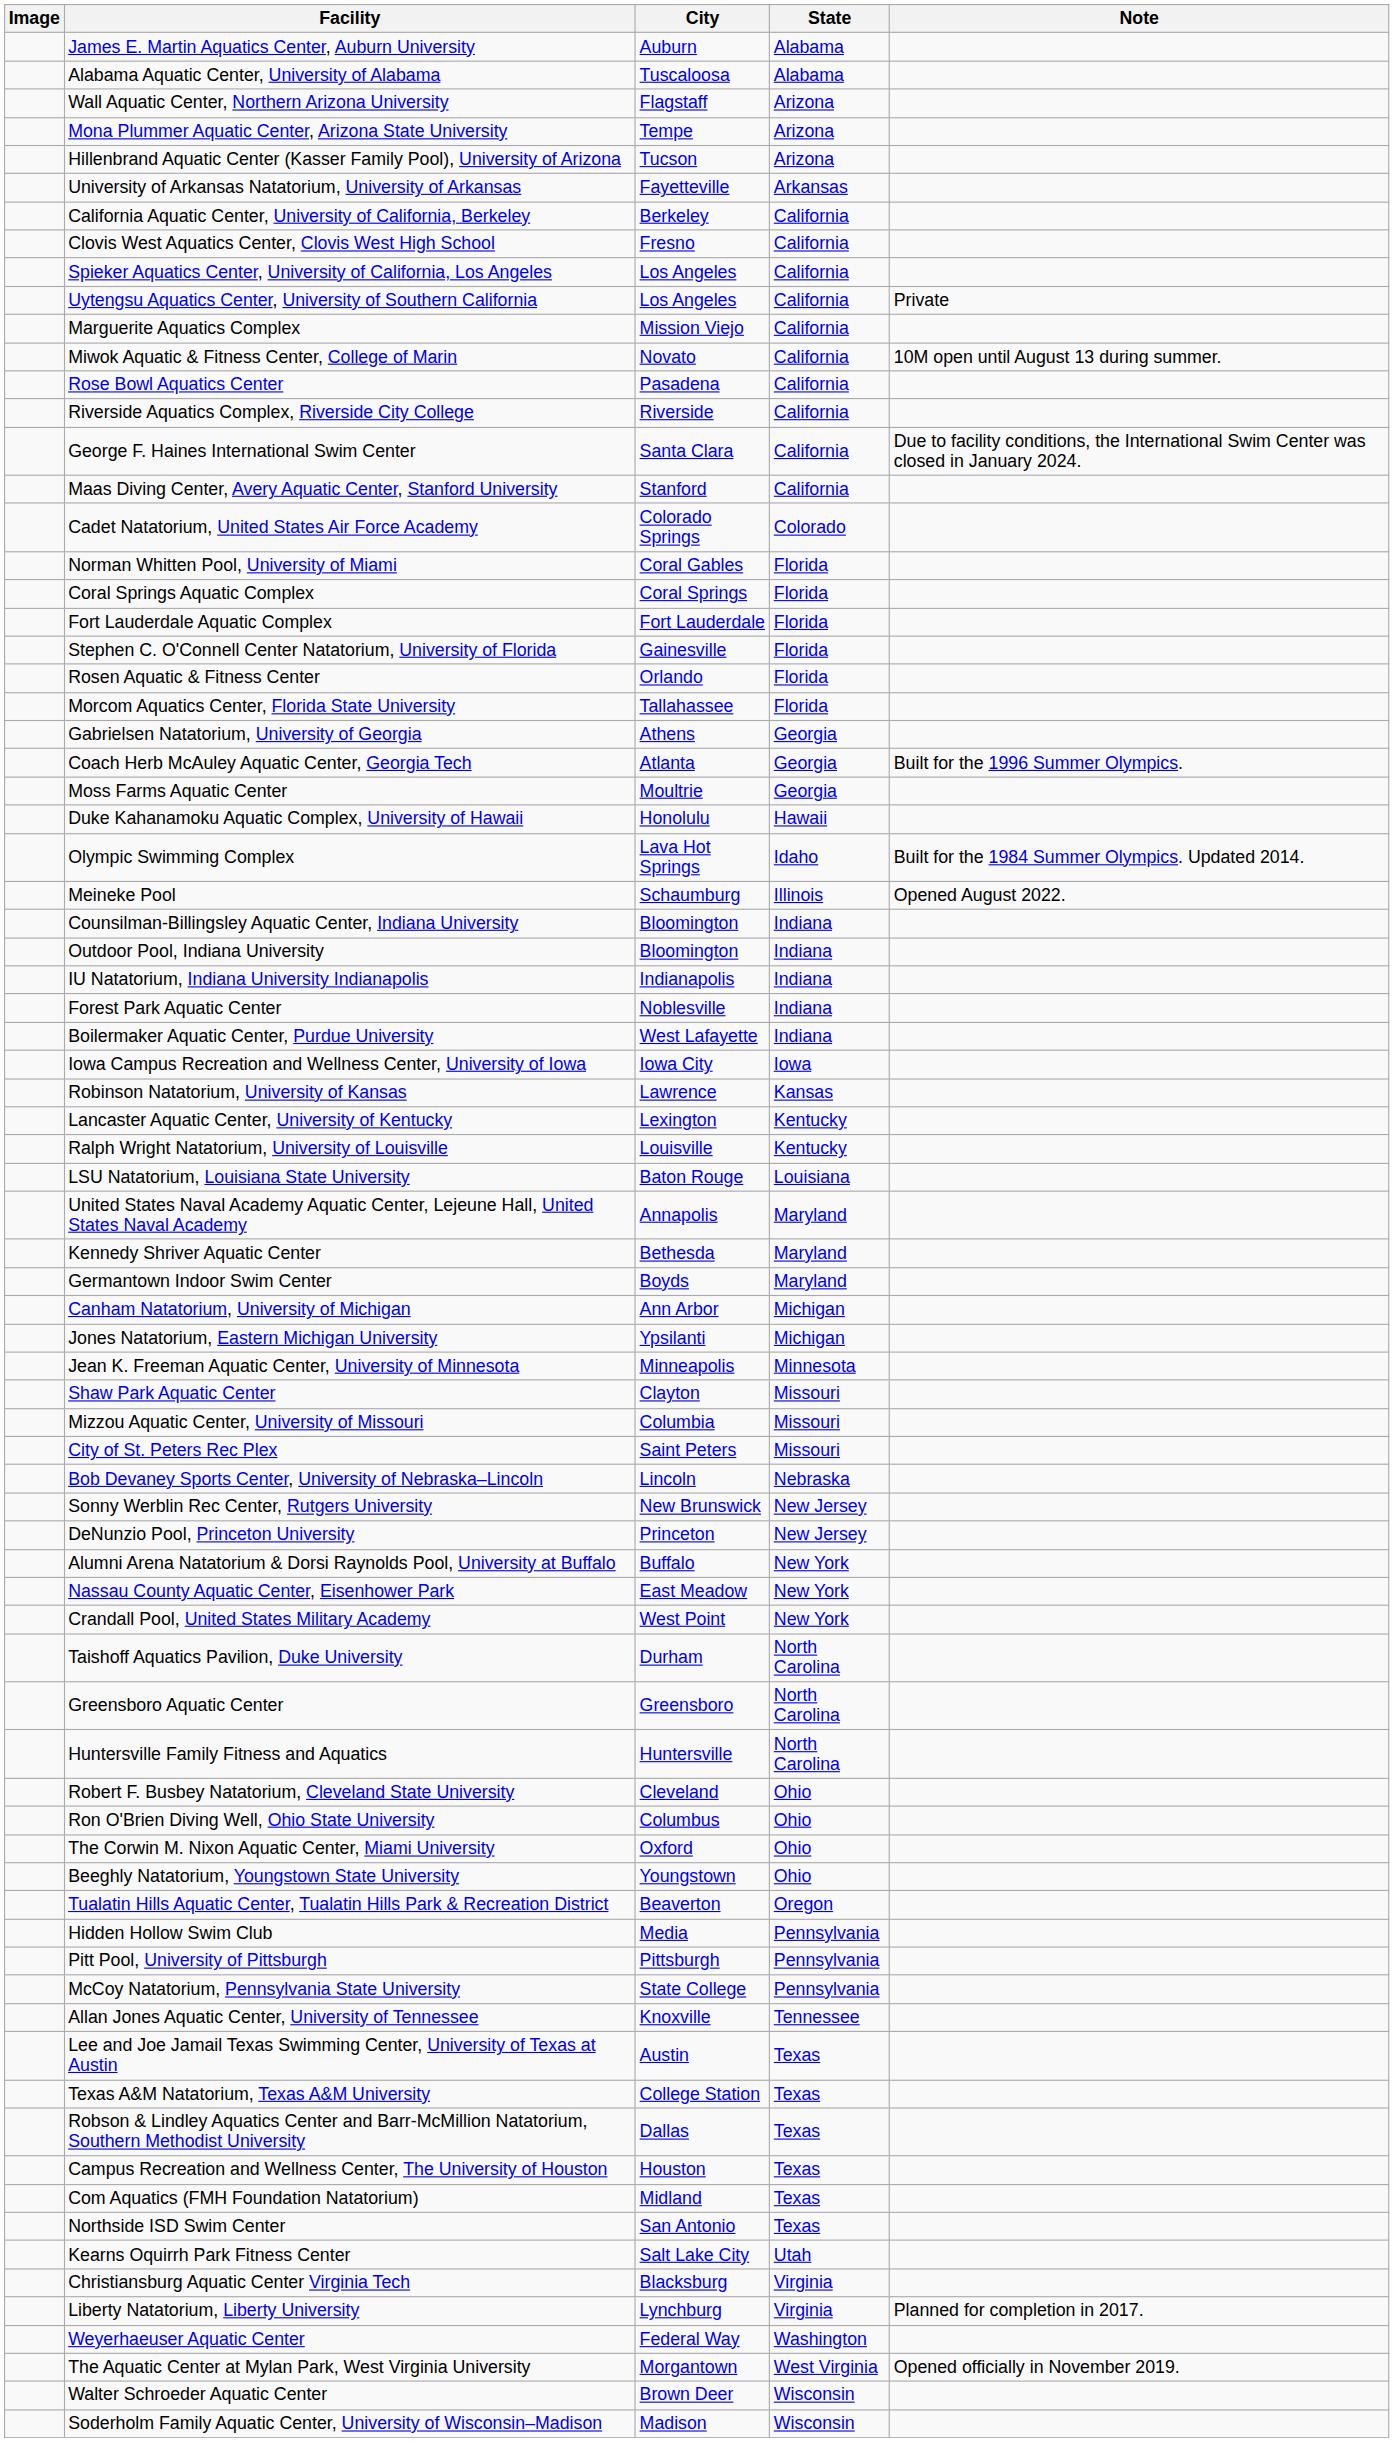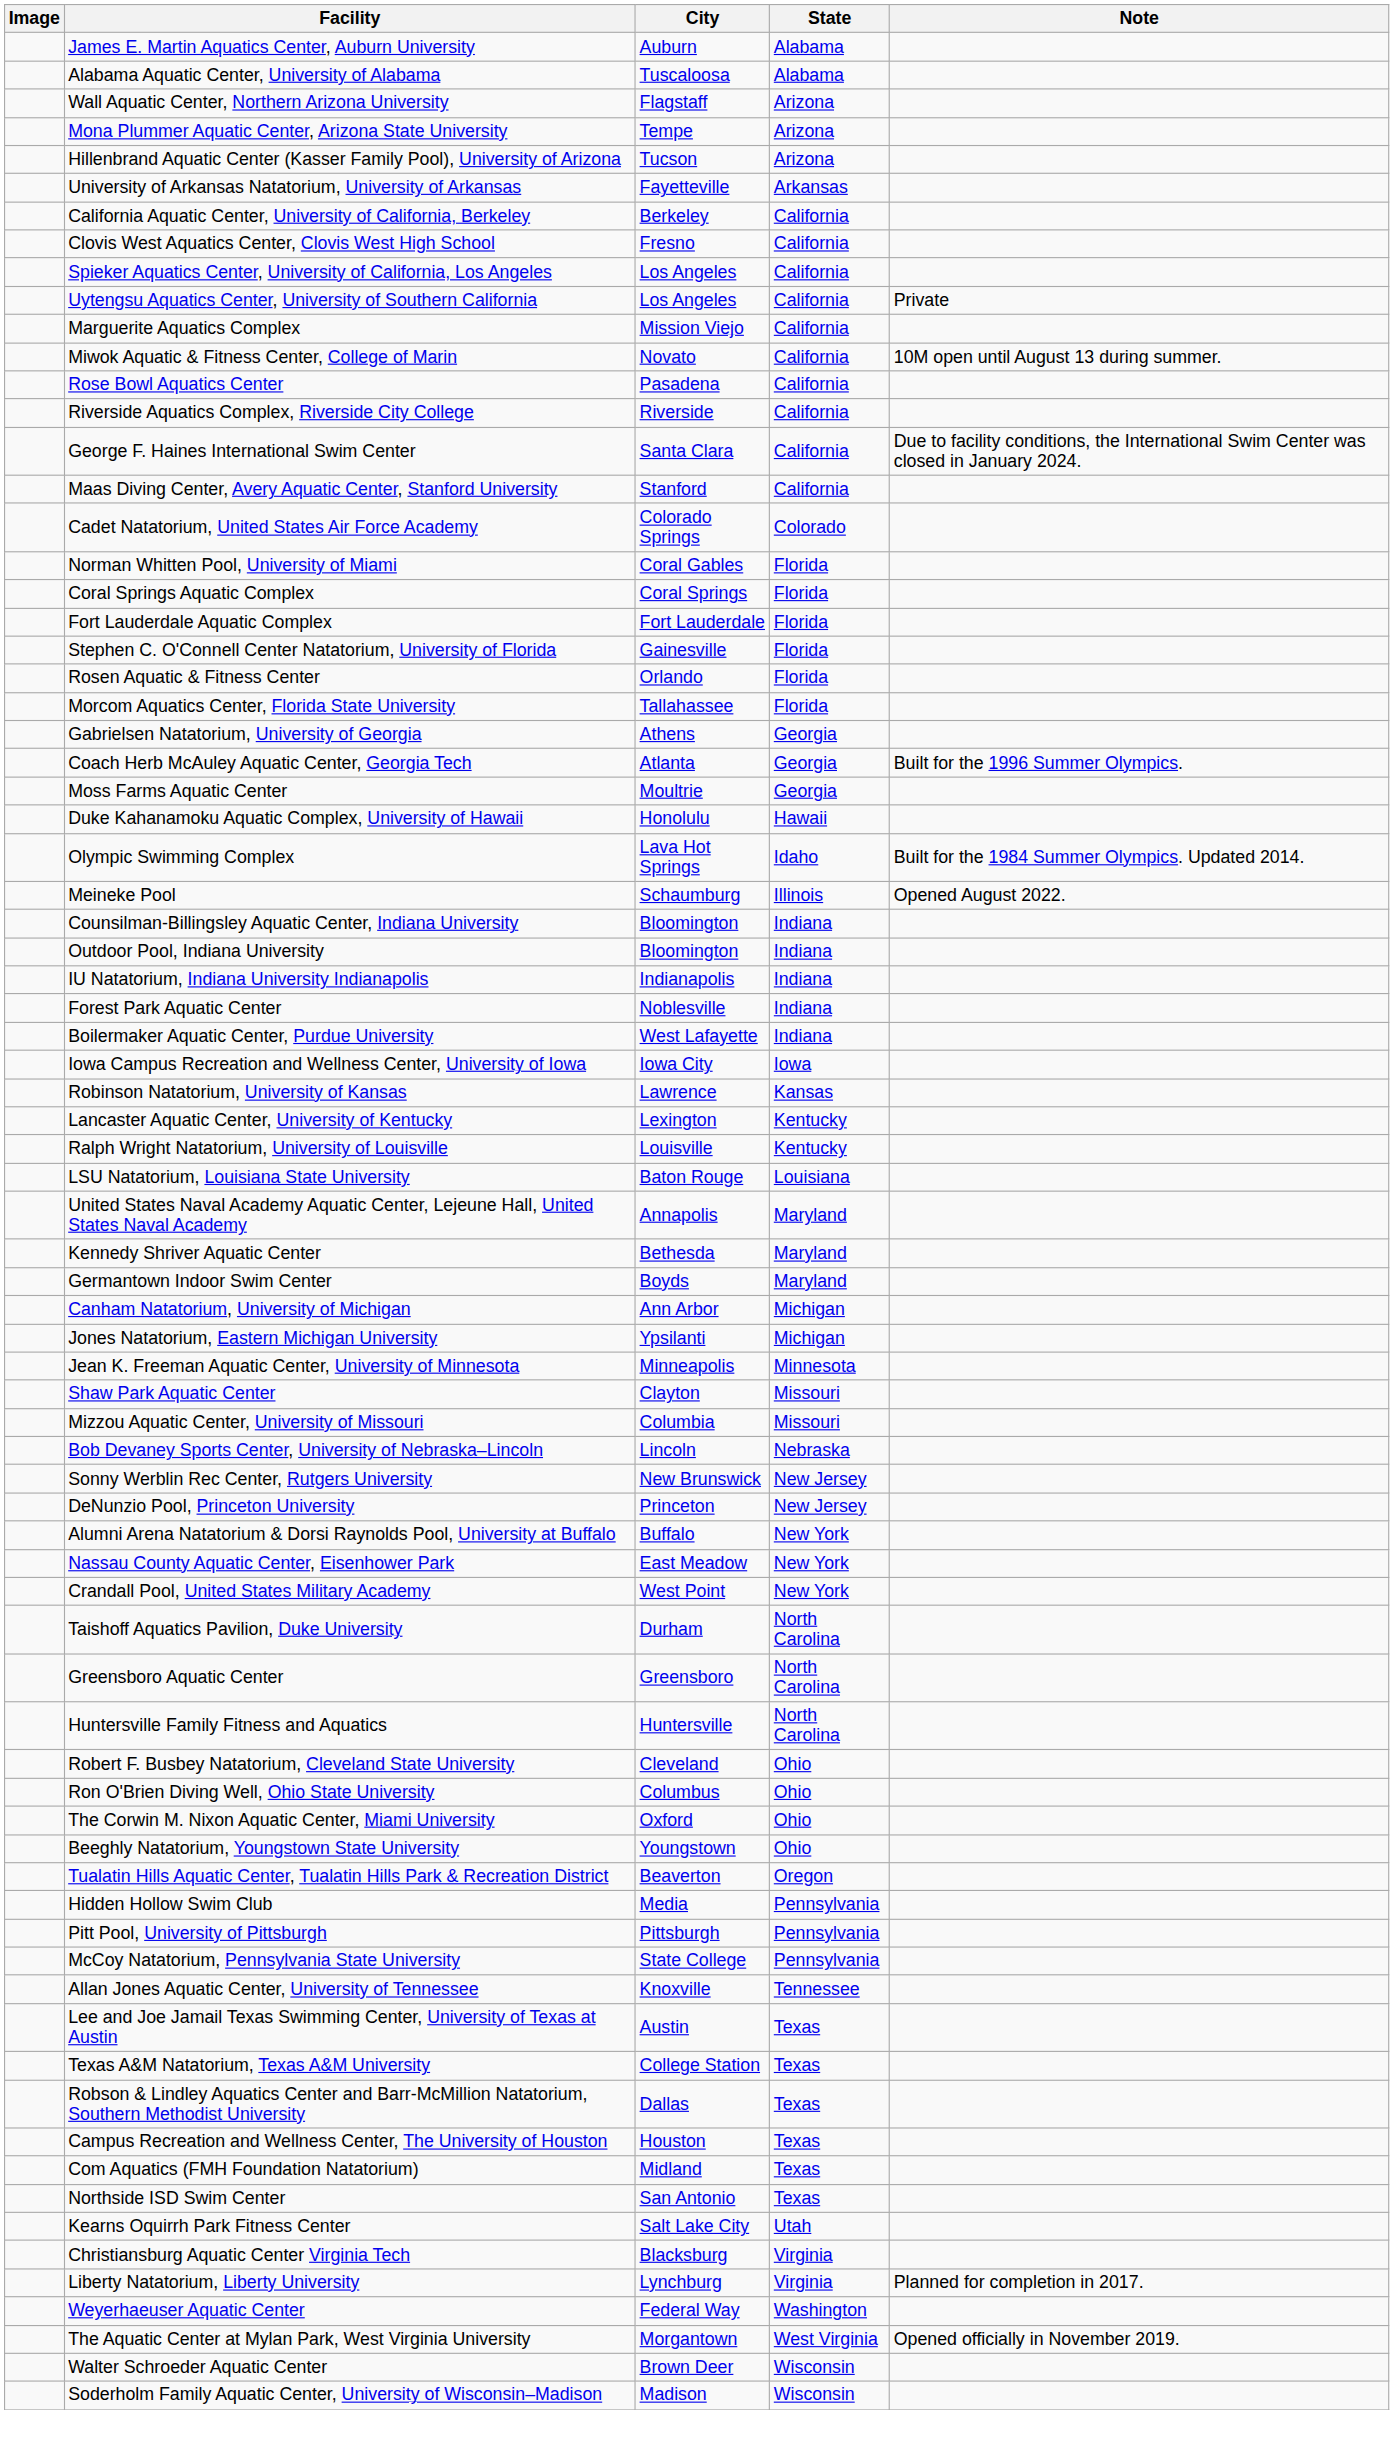- row: (173, 1450)
